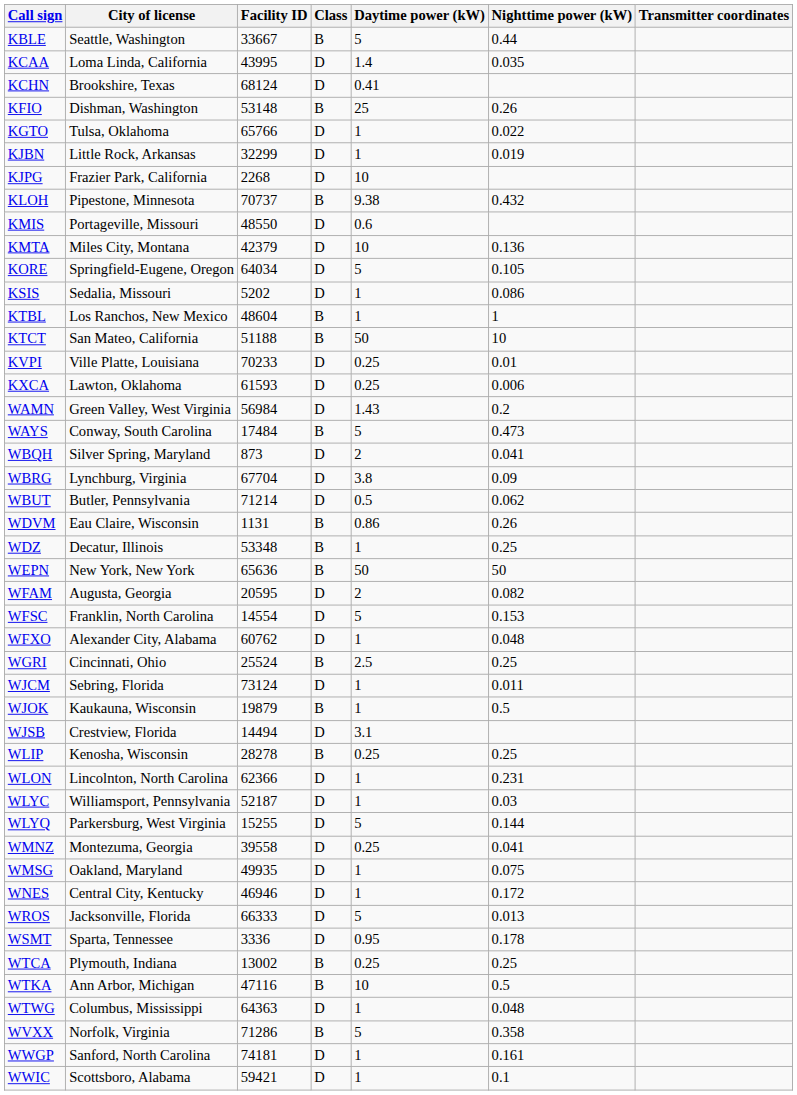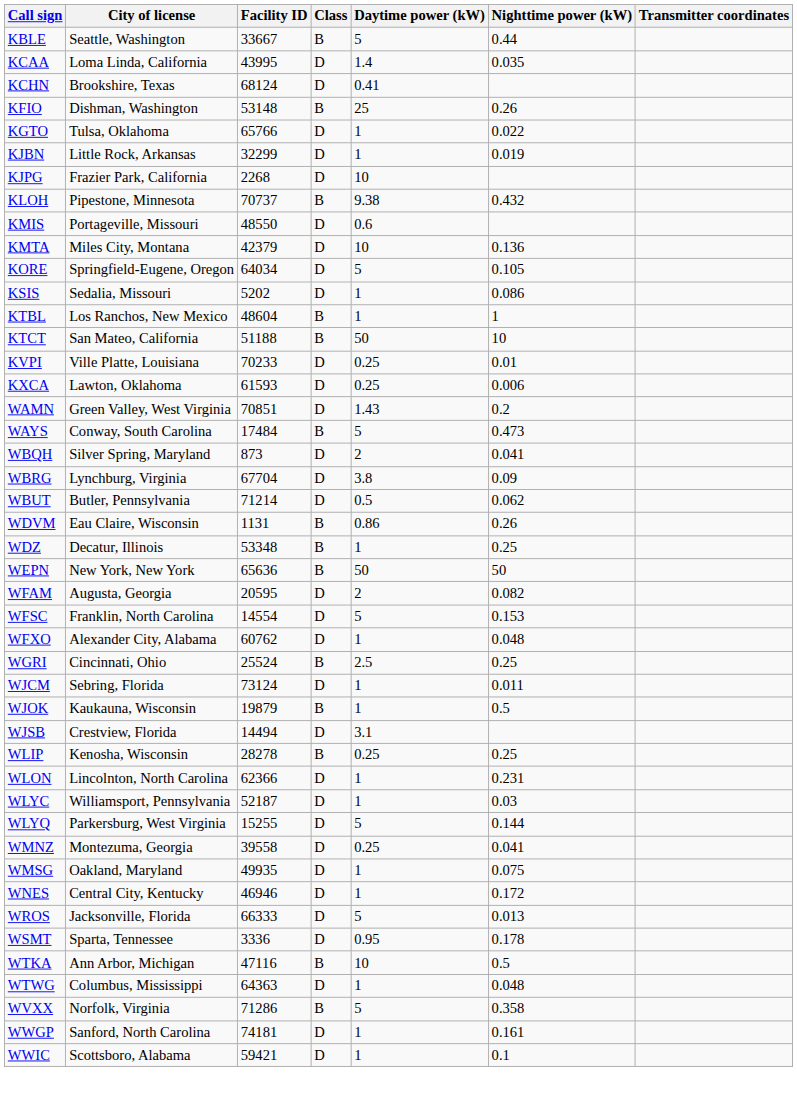(259, 408) 56984 -> (259, 408) 70851
- row: (29, 962)
